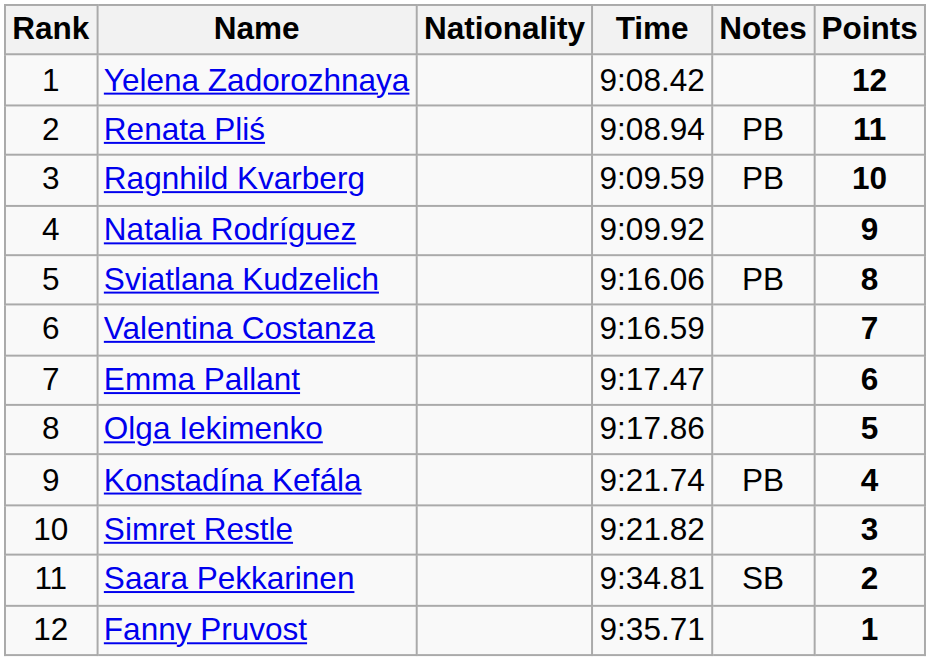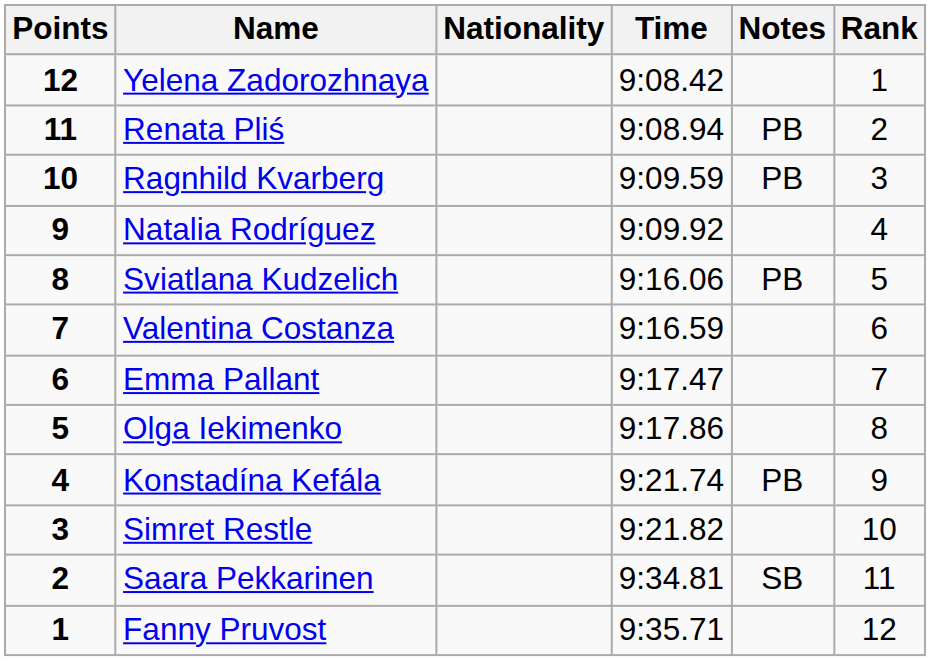columns swapped: (51, 29) <-> (870, 29)
